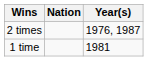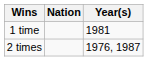rows swapped: (24, 30) <-> (24, 47)
